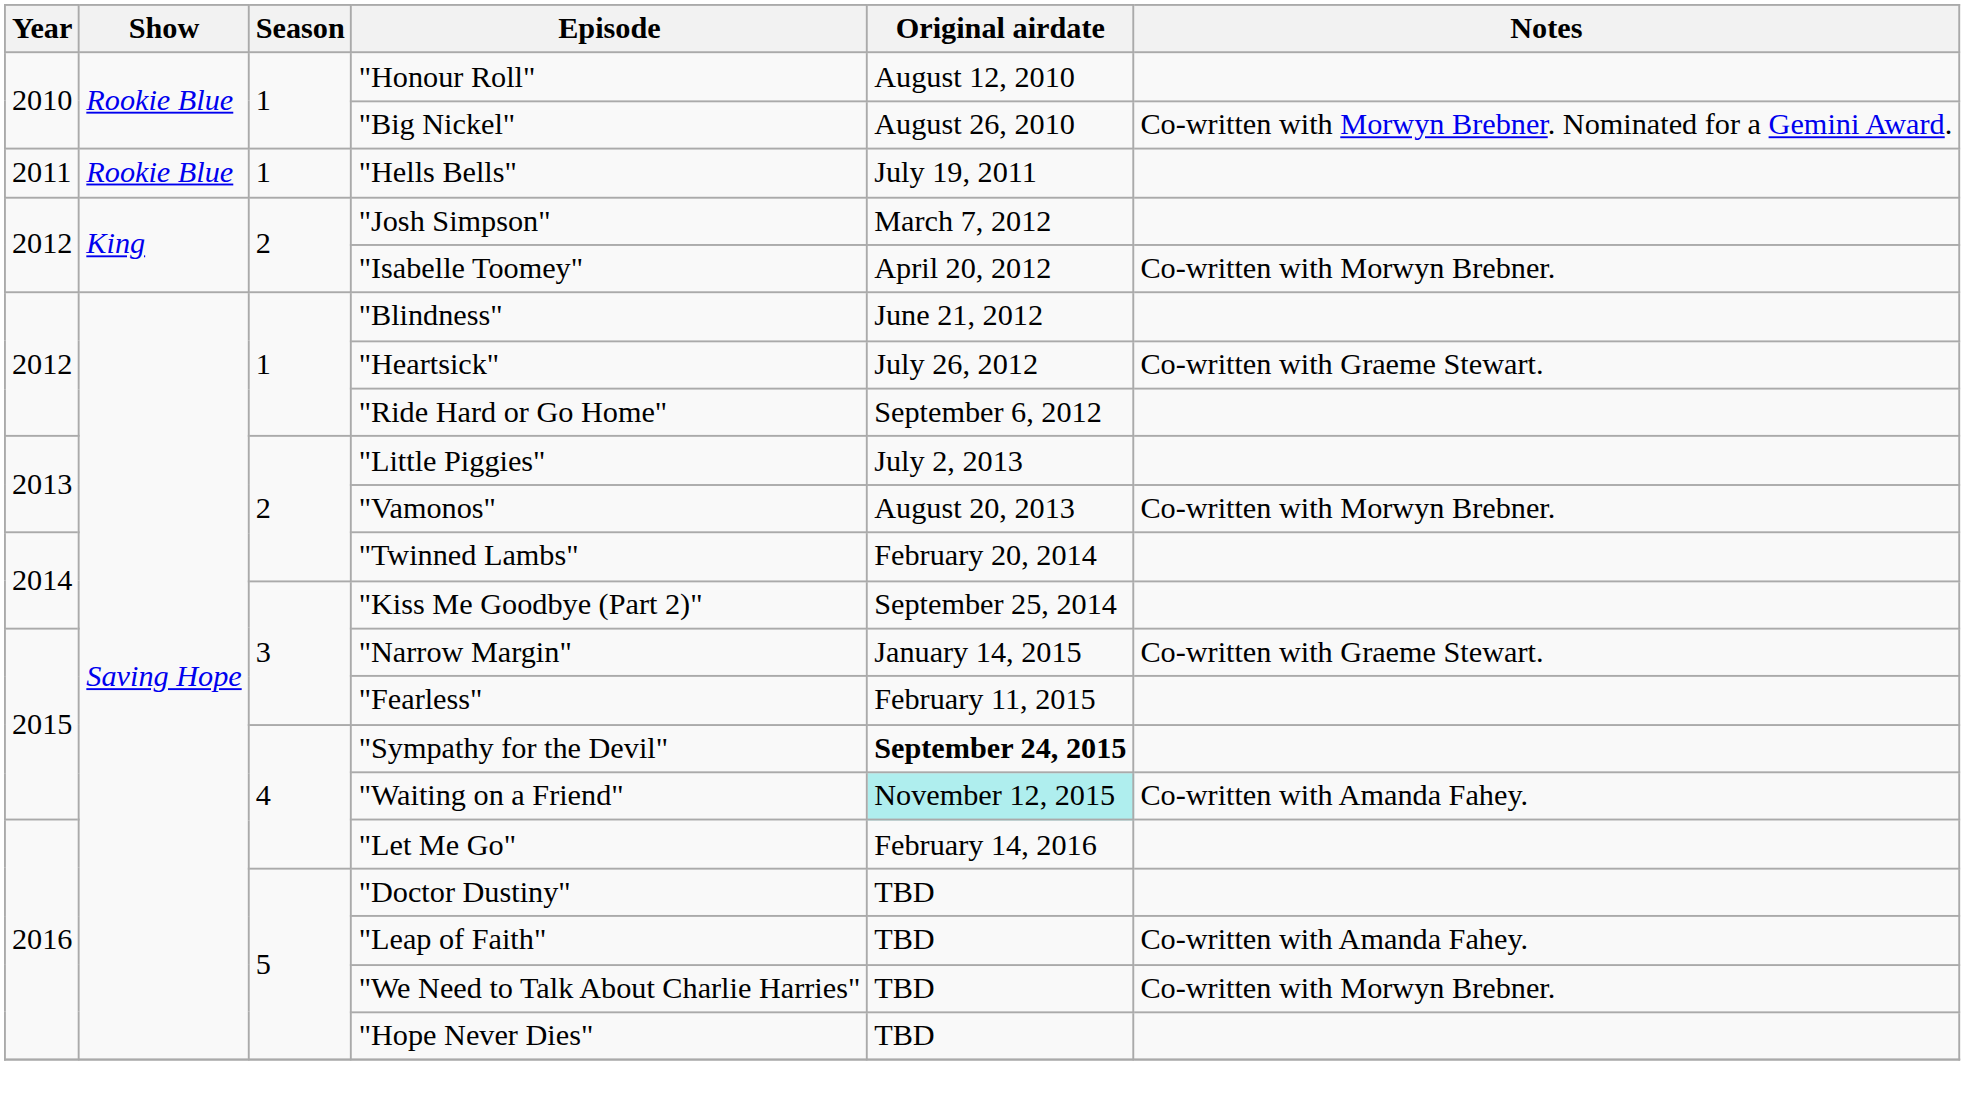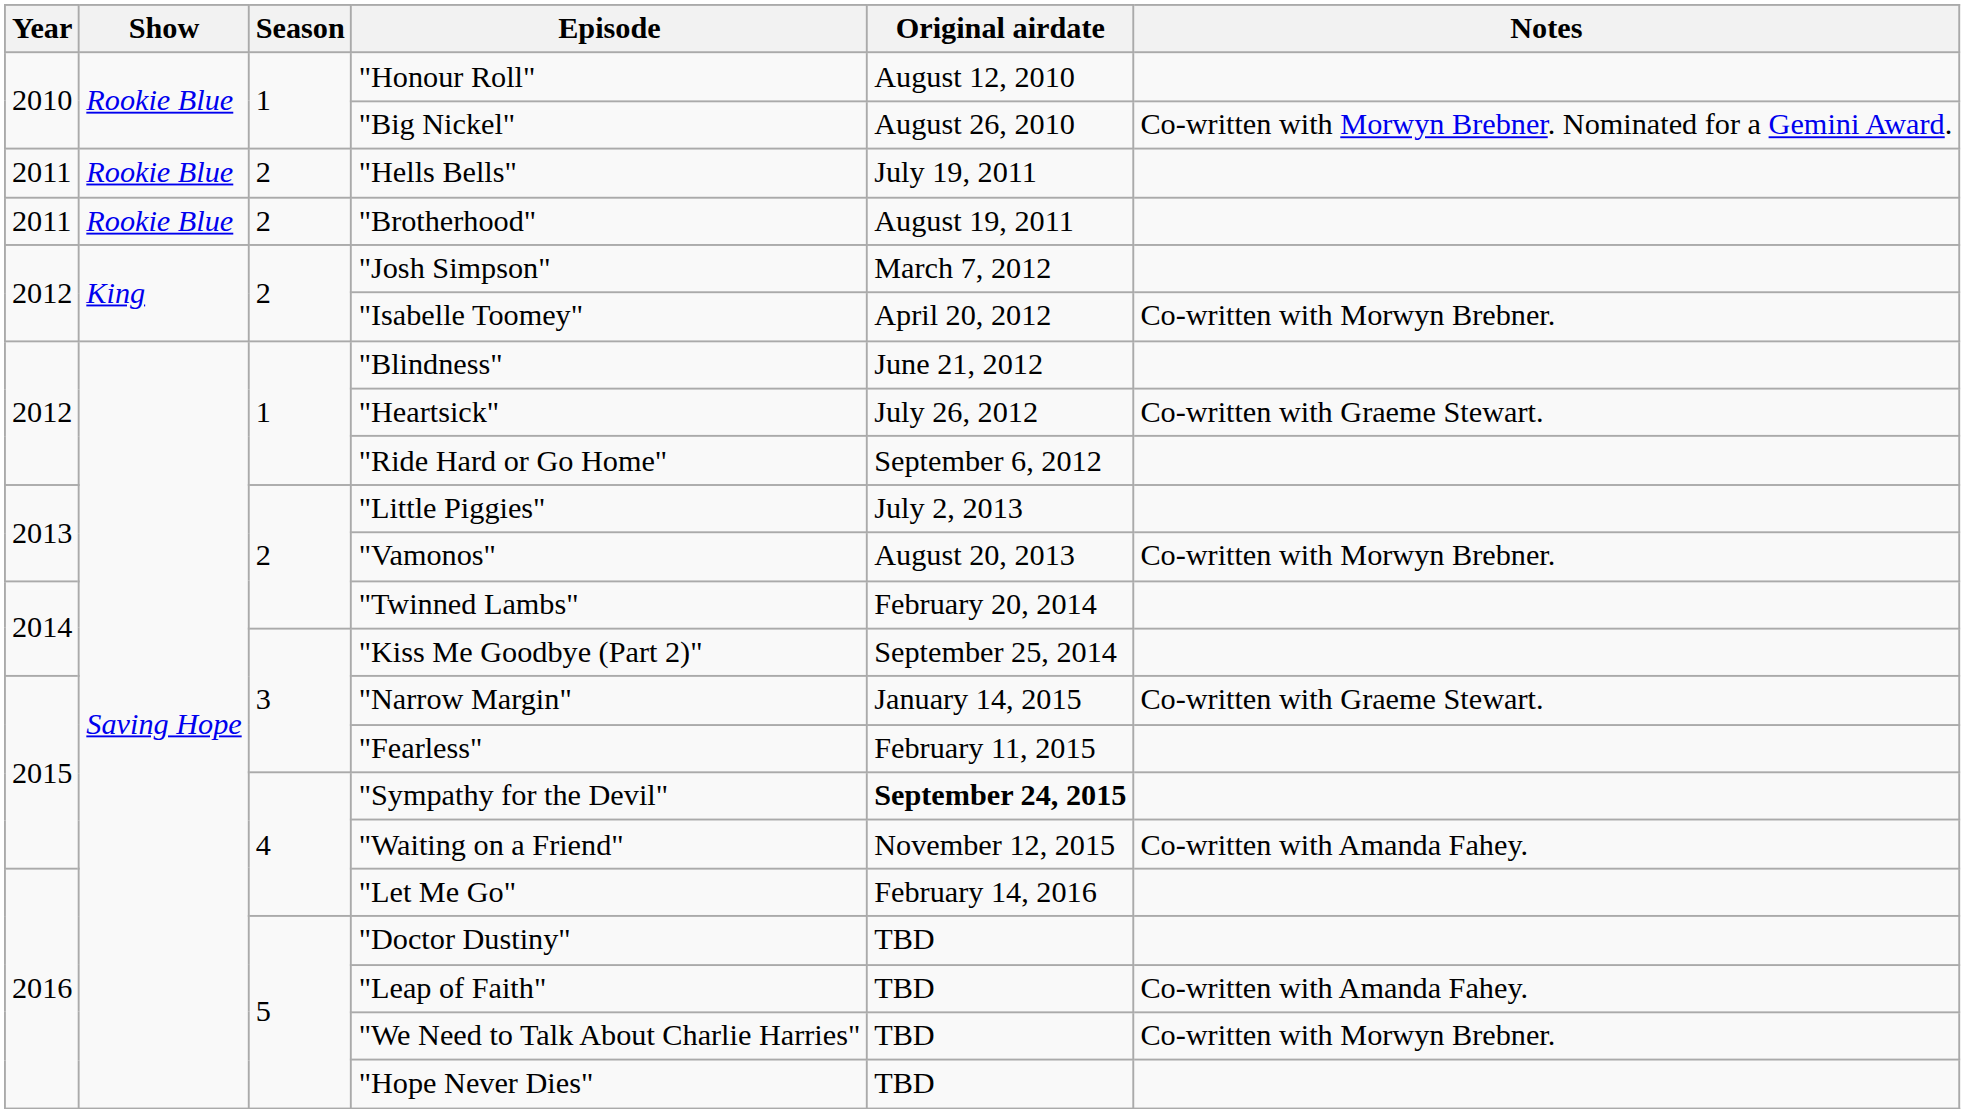(263, 172) 1 -> (263, 172) 2
+ row: (447, 220)
(995, 795) paleturquoise background -> (995, 843) no background
